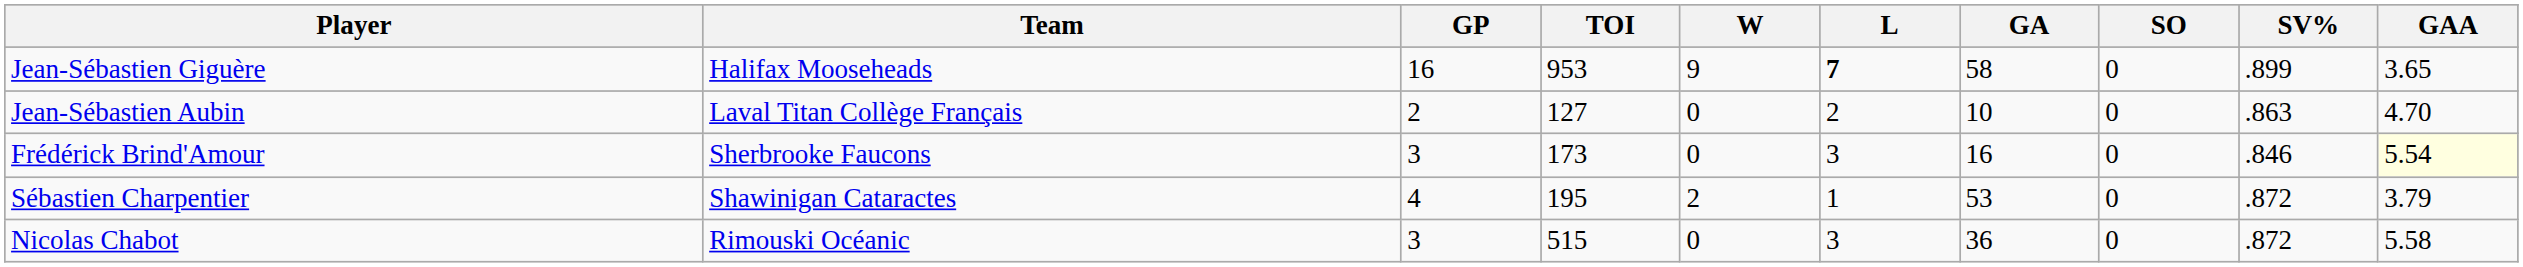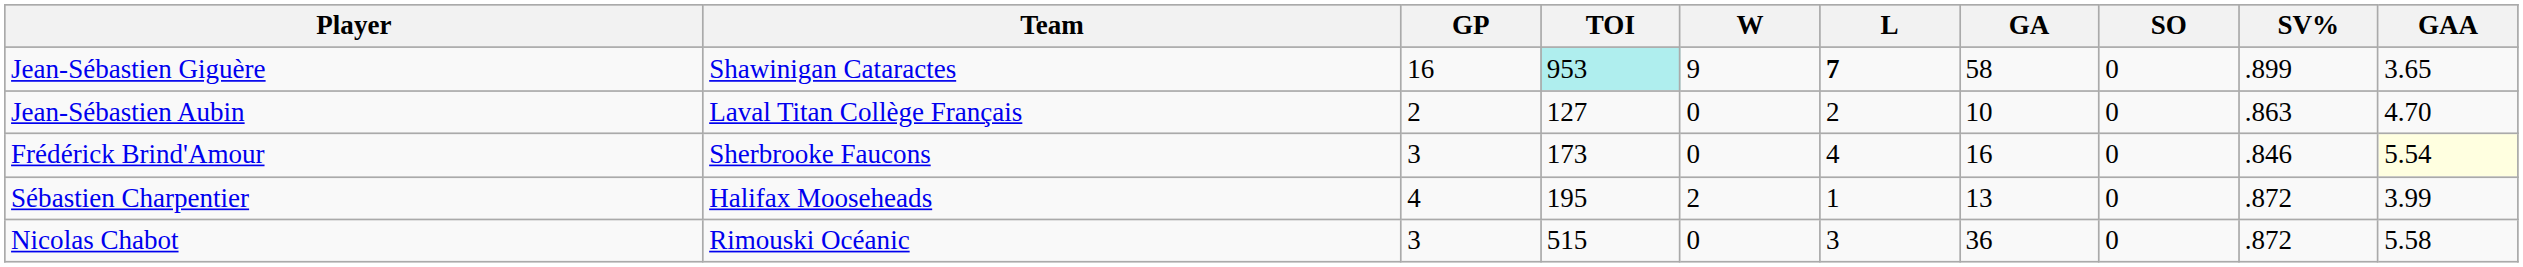(821, 68) Halifax Mooseheads -> (833, 68) Shawinigan Cataractes
(1567, 68) no background -> (1567, 68) paleturquoise background
(1833, 154) 3 -> (1833, 154) 4
(833, 197) Shawinigan Cataractes -> (821, 197) Halifax Mooseheads
(1979, 197) 53 -> (1979, 197) 13
(2408, 197) 3.79 -> (2408, 197) 3.99
